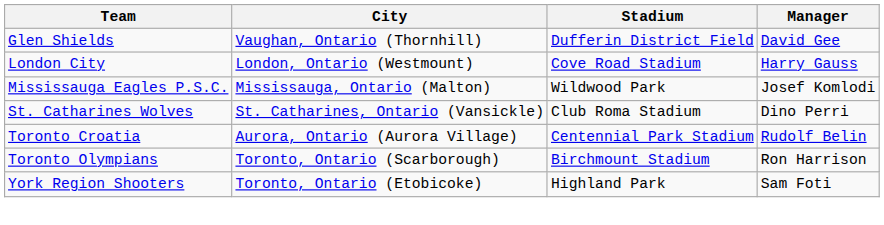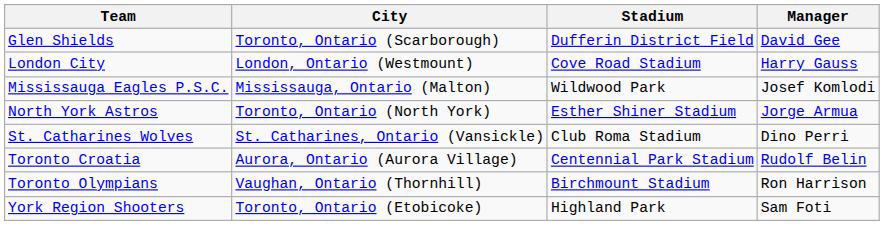(359, 40) Vaughan, Ontario (Thornhill) -> (368, 40) Toronto, Ontario (Scarborough)
+ row: (83, 112)
(368, 160) Toronto, Ontario (Scarborough) -> (359, 184) Vaughan, Ontario (Thornhill)
